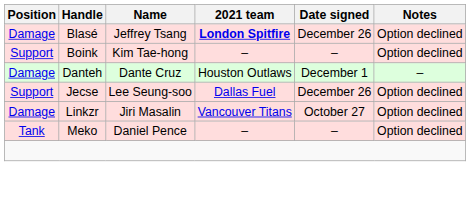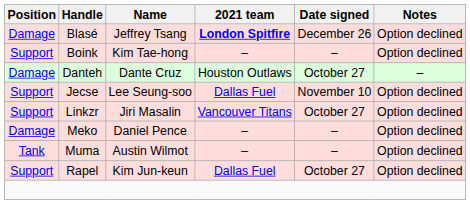(334, 73) December 1 -> (334, 73) October 27
(334, 92) December 26 -> (334, 92) November 10
(32, 112) Damage -> (32, 112) Support
(32, 131) Tank -> (32, 131) Damage
+ row: (82, 151)
+ row: (82, 170)
